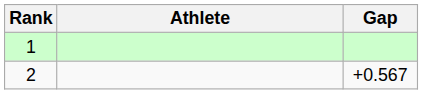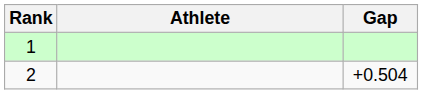(380, 74) +0.567 -> (380, 74) +0.504
